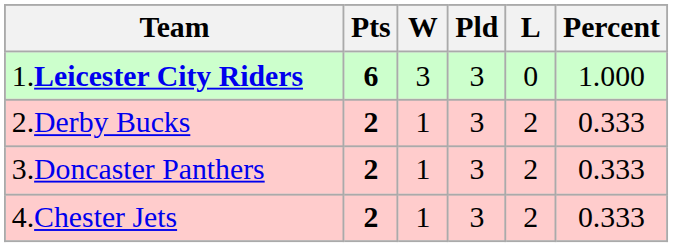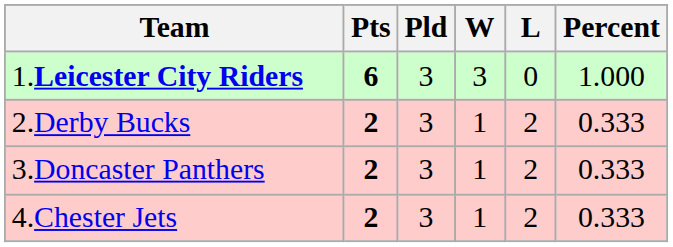columns swapped: (477, 28) <-> (423, 28)
